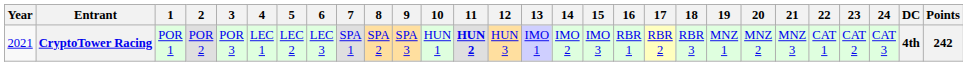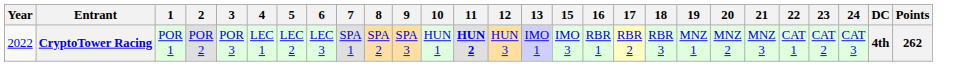- column: (567, 14)
(20, 42) 2021 -> (20, 42) 2022
(943, 42) 242 -> (913, 42) 262
